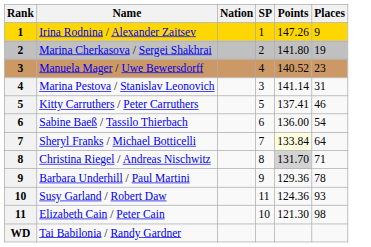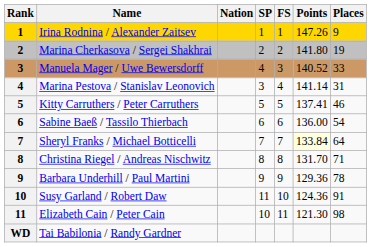+ column: (284, 13)
(320, 68) 23 -> (339, 68) 33
(293, 159) lightgrey background -> (312, 159) no background
(320, 196) 93 -> (339, 196) 91
